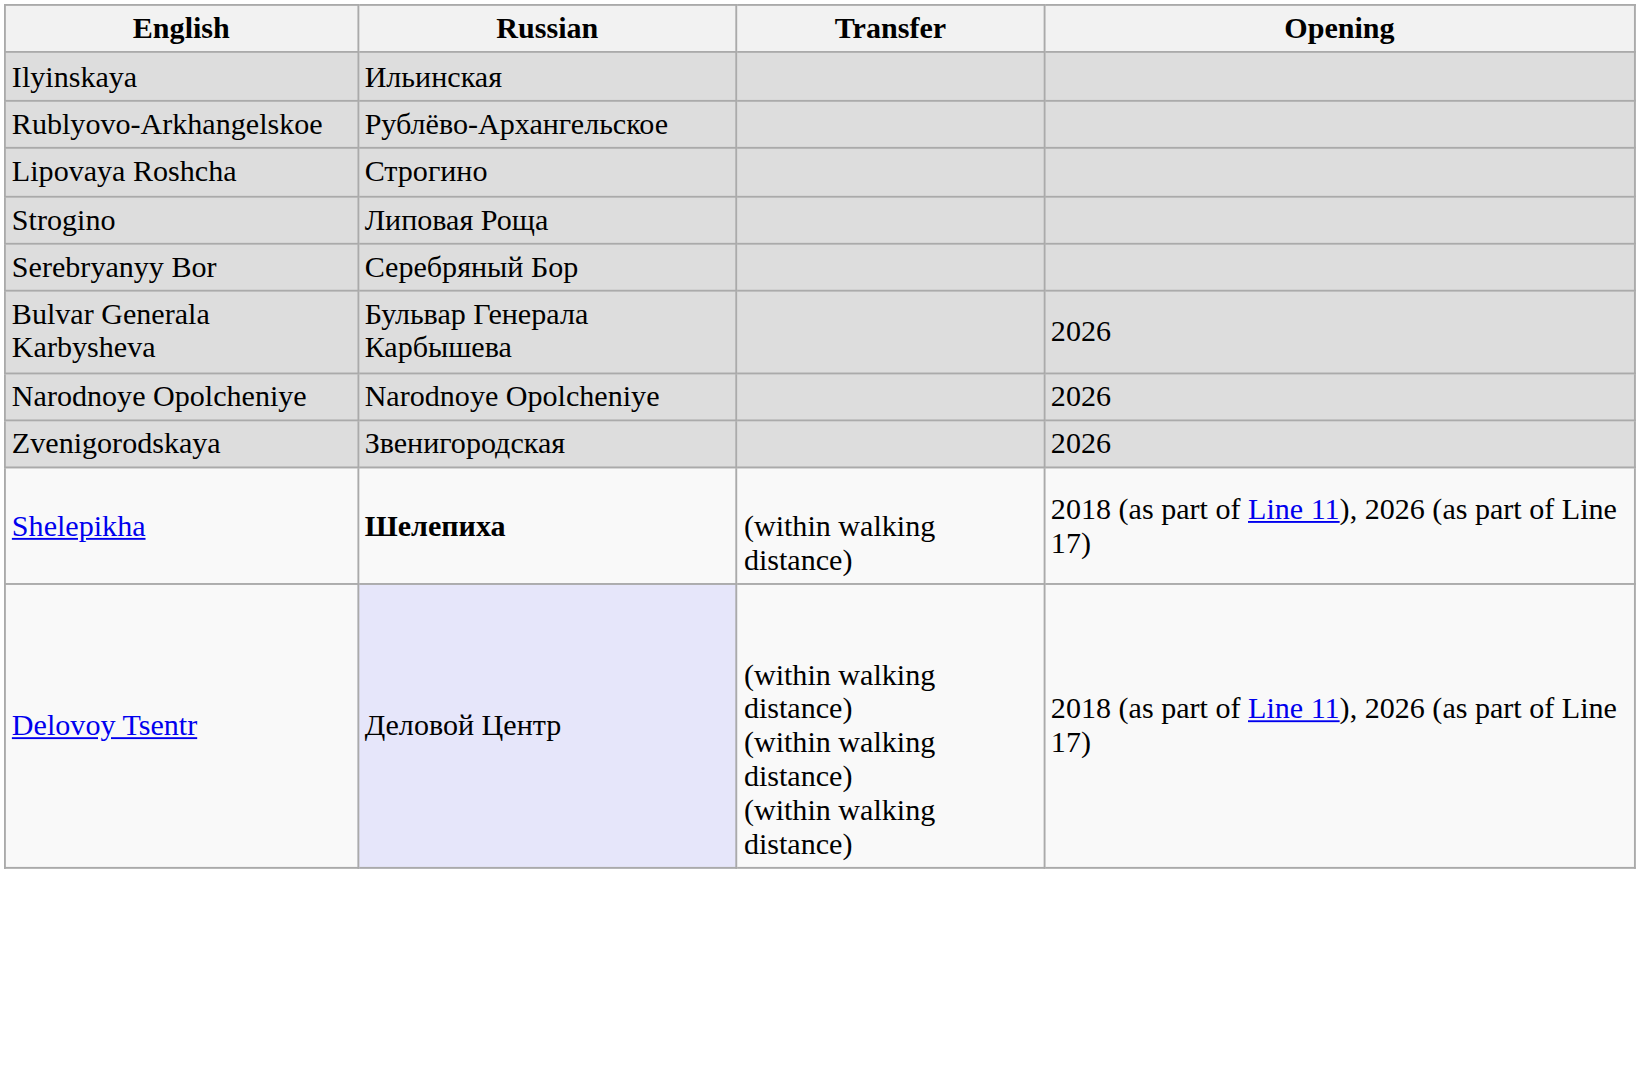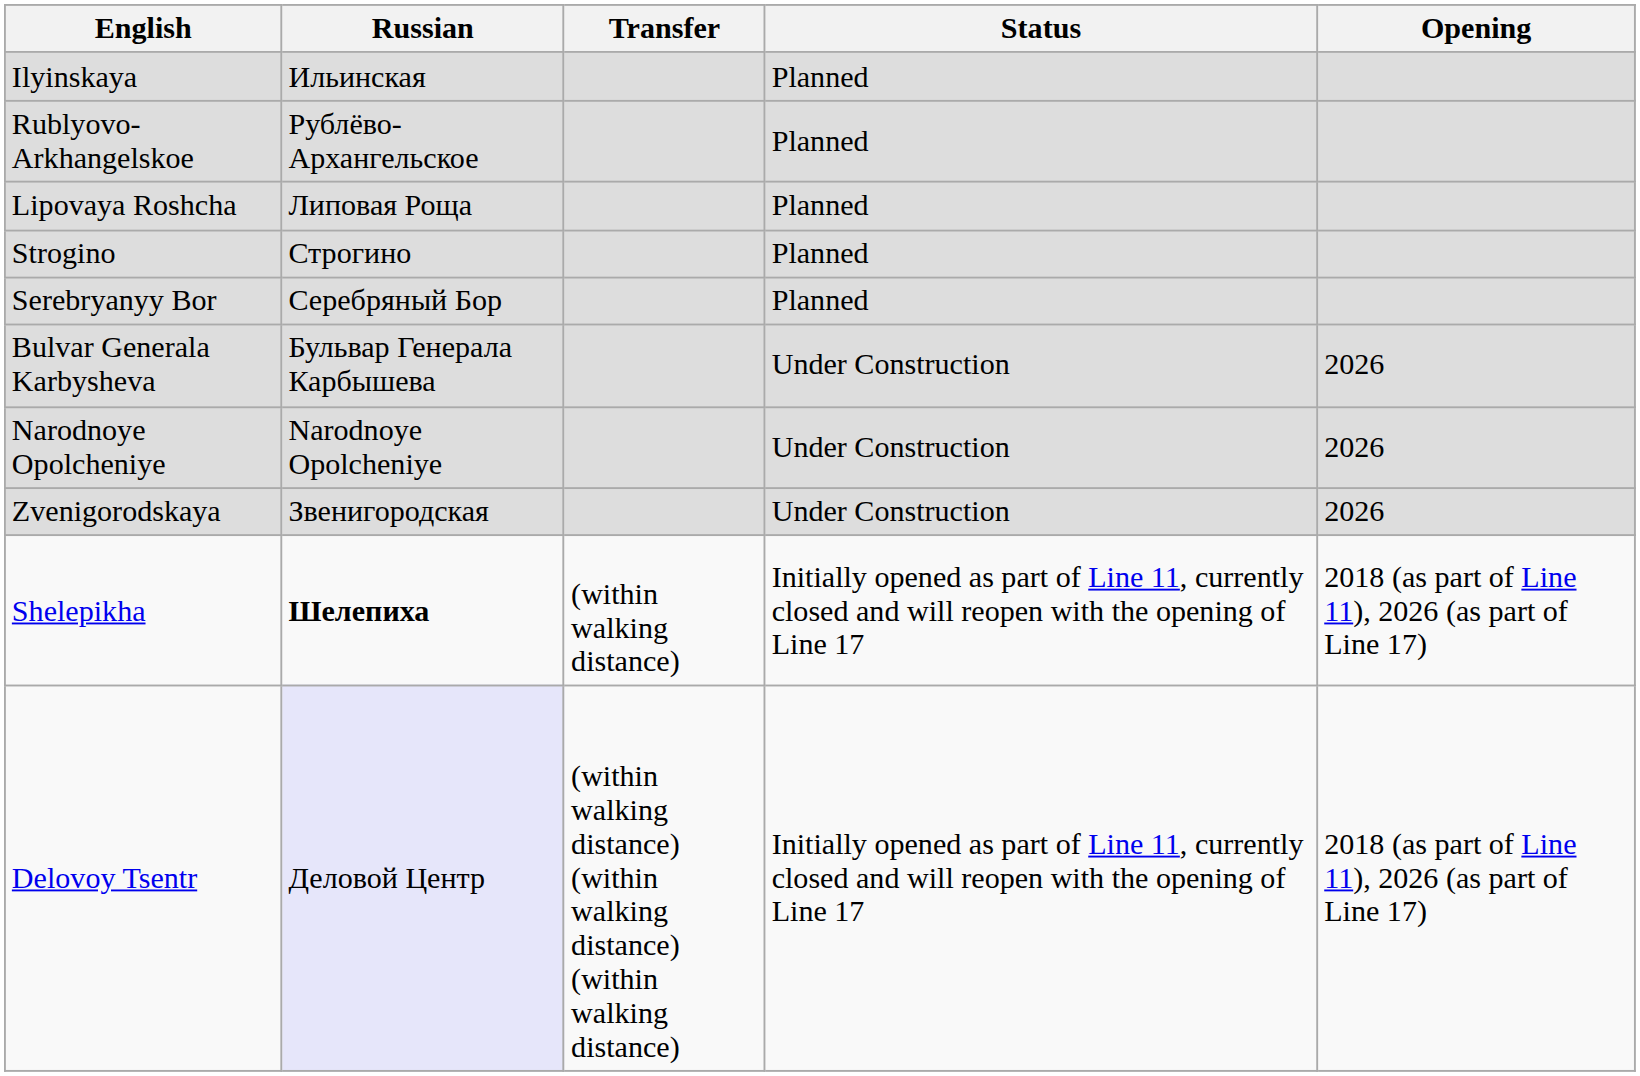+ column: (1041, 28)
(426, 171) Строгино -> (380, 205) Липовая Роща
(456, 219) Липовая Роща -> (350, 253) Строгино
